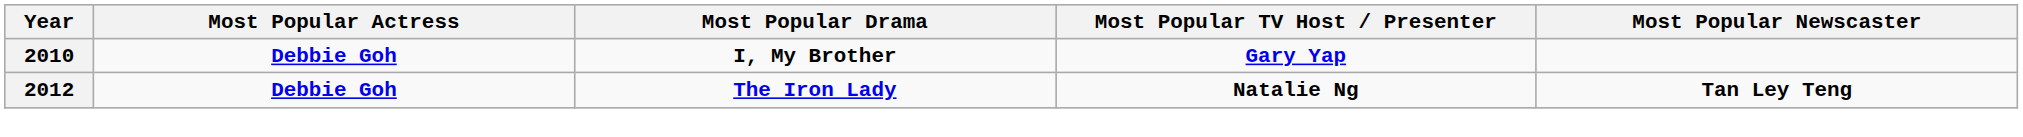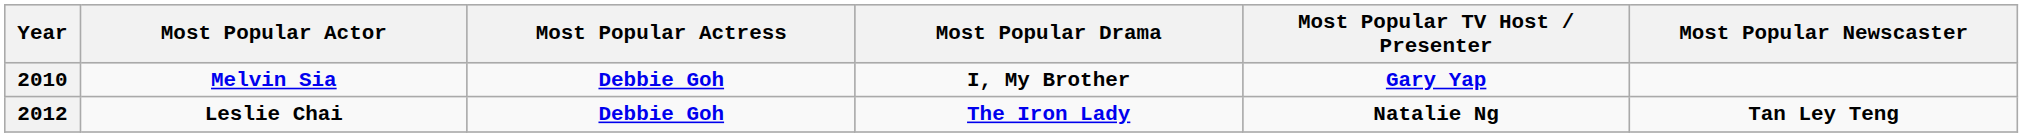+ column: (274, 34)
